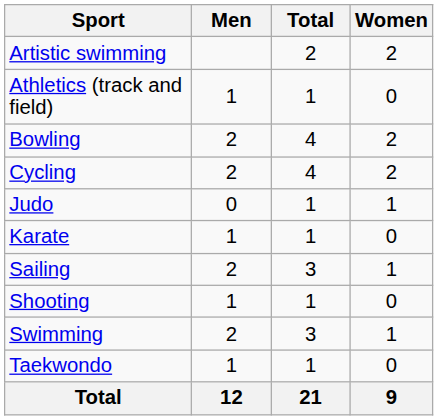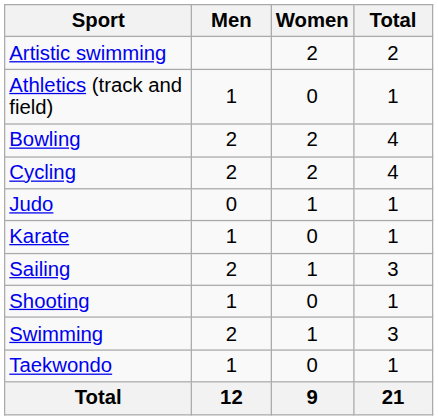columns swapped: (391, 20) <-> (311, 20)
